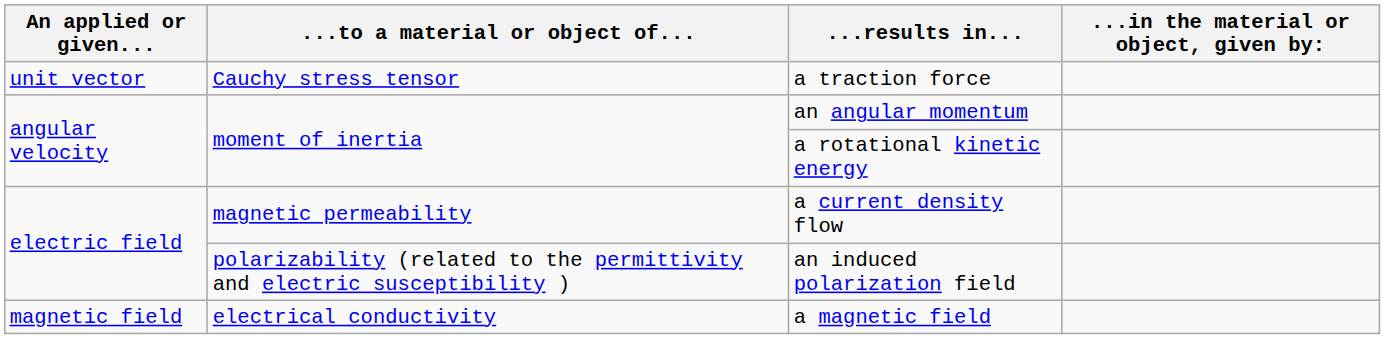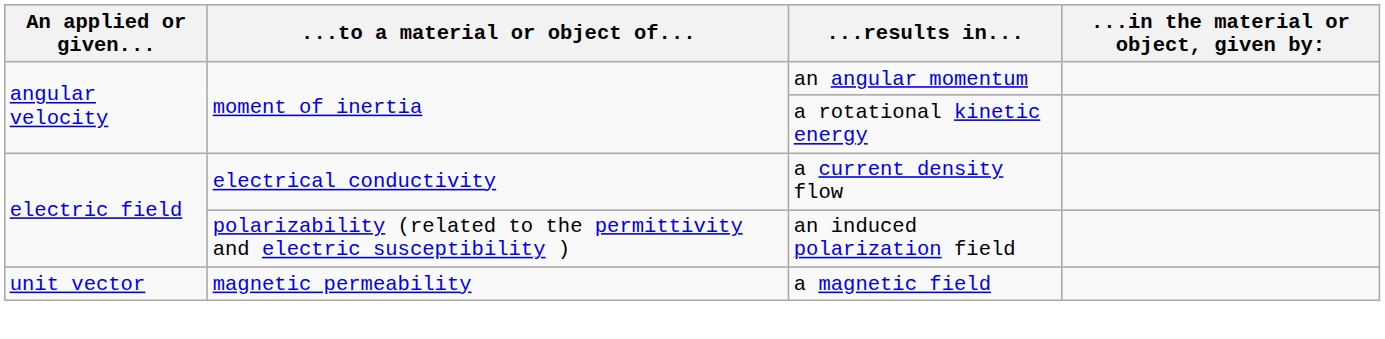- row: (892, 79)
(342, 215) magnetic permeability -> (354, 181) electrical conductivity
(96, 317) magnetic field -> (77, 284) unit vector
(354, 317) electrical conductivity -> (342, 284) magnetic permeability
